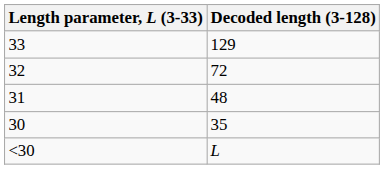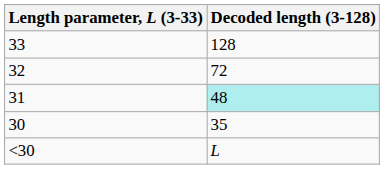(223, 44) 129 -> (223, 44) 128
(219, 97) no background -> (219, 97) paleturquoise background
